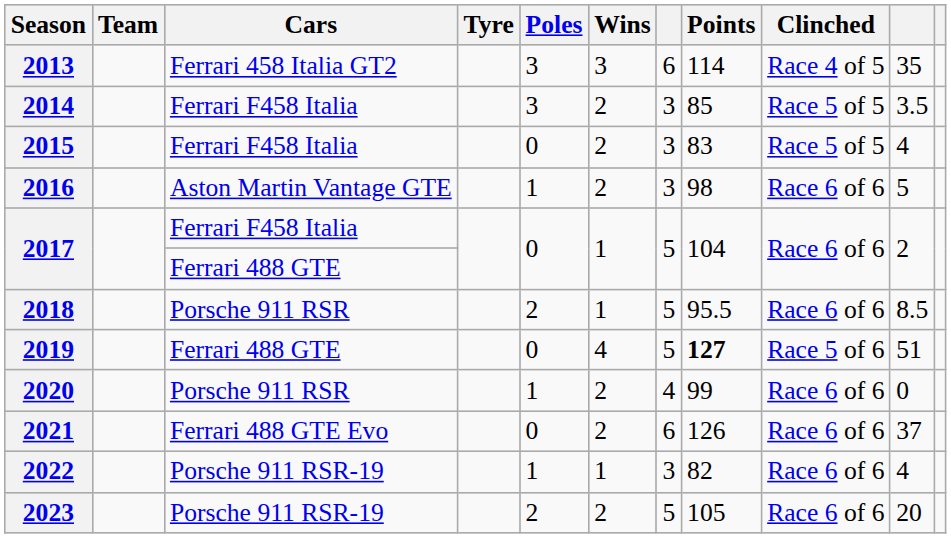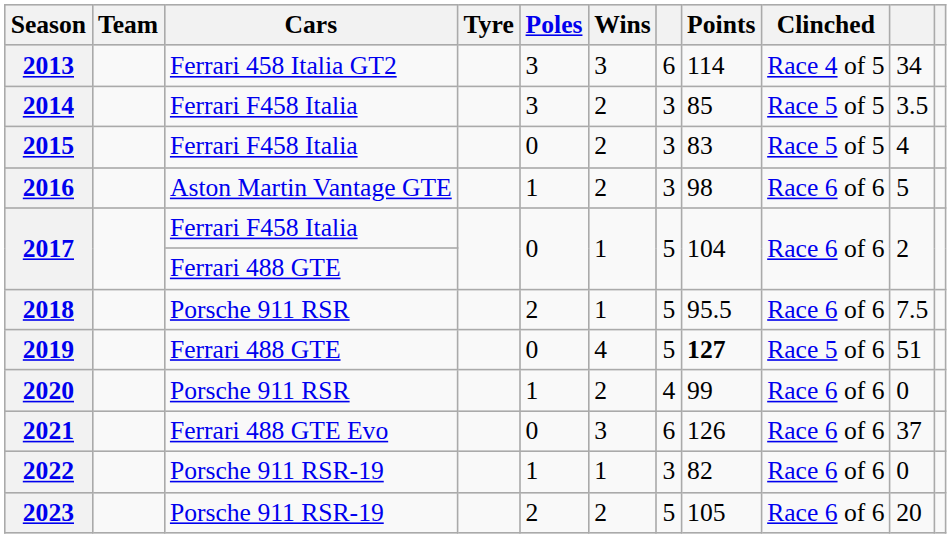(909, 65) 35 -> (909, 65) 34
(912, 308) 8.5 -> (912, 308) 7.5
(601, 430) 2 -> (601, 430) 3
(903, 471) 4 -> (903, 471) 0
